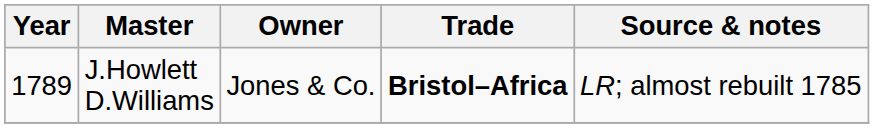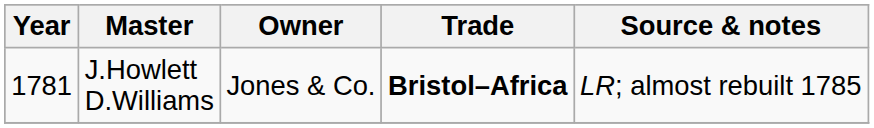(42, 84) 1789 -> (42, 84) 1781
